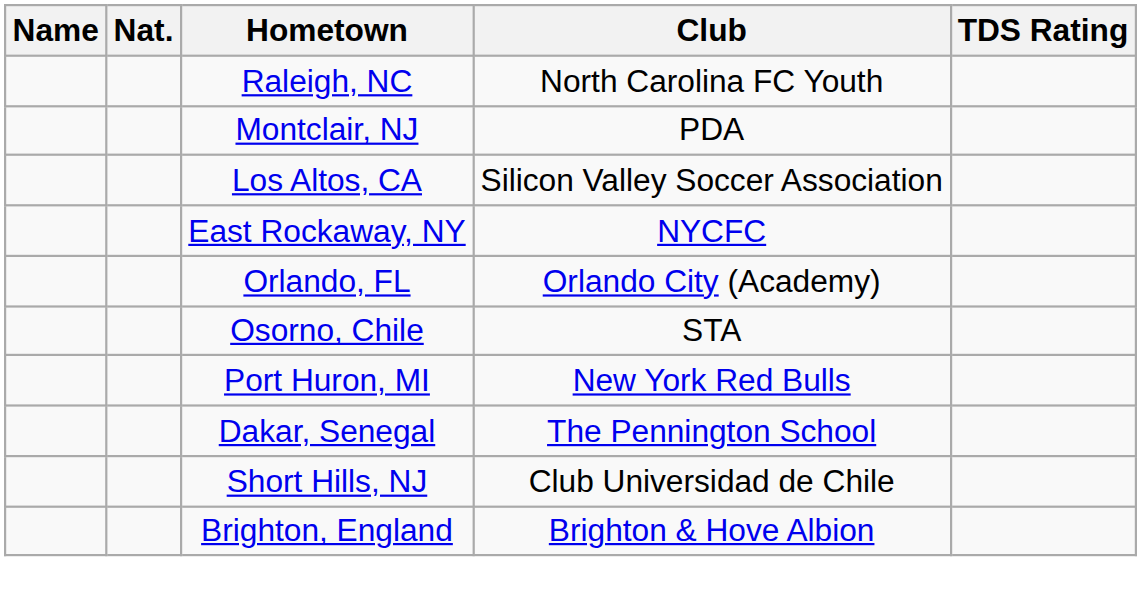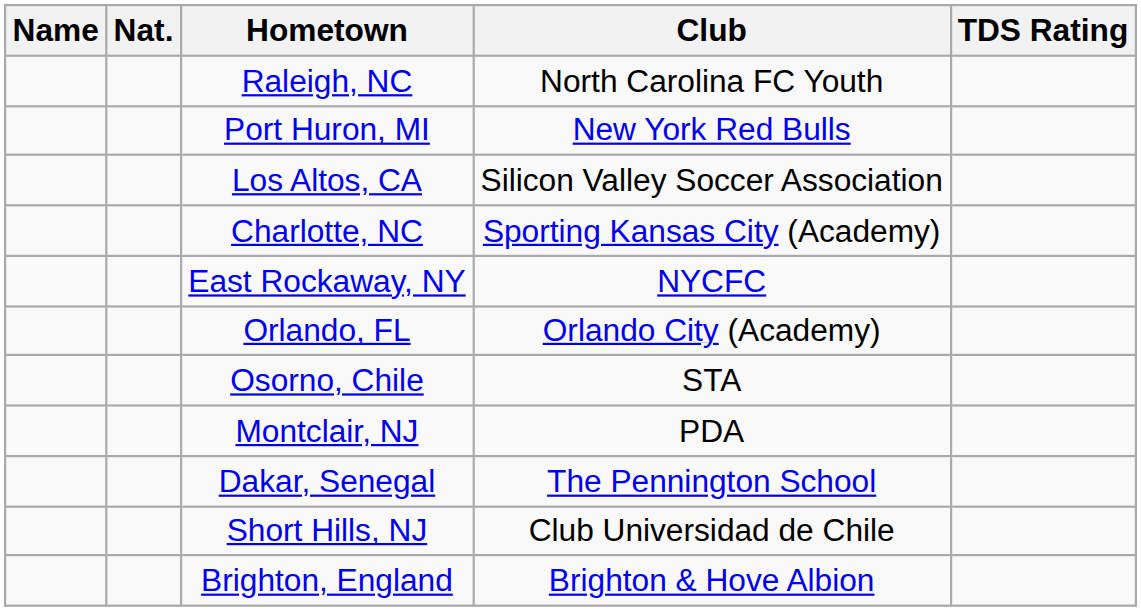rows swapped: (327, 381) <-> (327, 131)
+ row: (327, 231)
